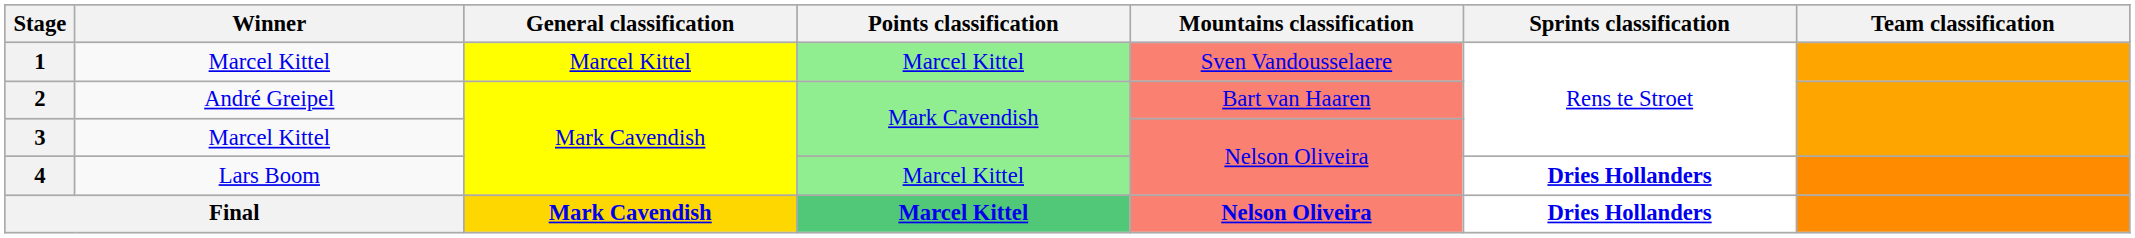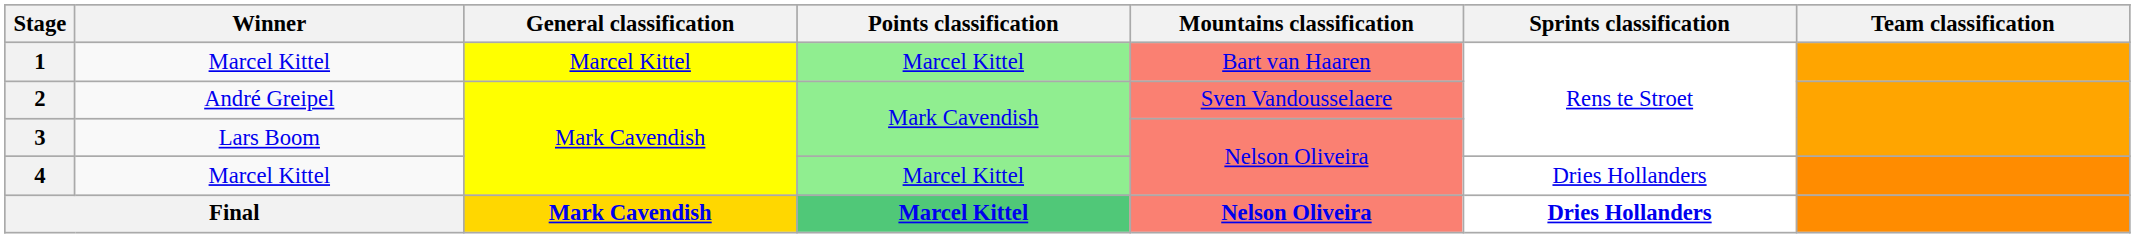(1296, 61) Sven Vandousselaere -> (1296, 61) Bart van Haaren
(1296, 99) Bart van Haaren -> (1296, 99) Sven Vandousselaere
(269, 137) Marcel Kittel -> (269, 137) Lars Boom
(269, 175) Lars Boom -> (269, 175) Marcel Kittel
(1630, 175) bold -> (1630, 175) normal
